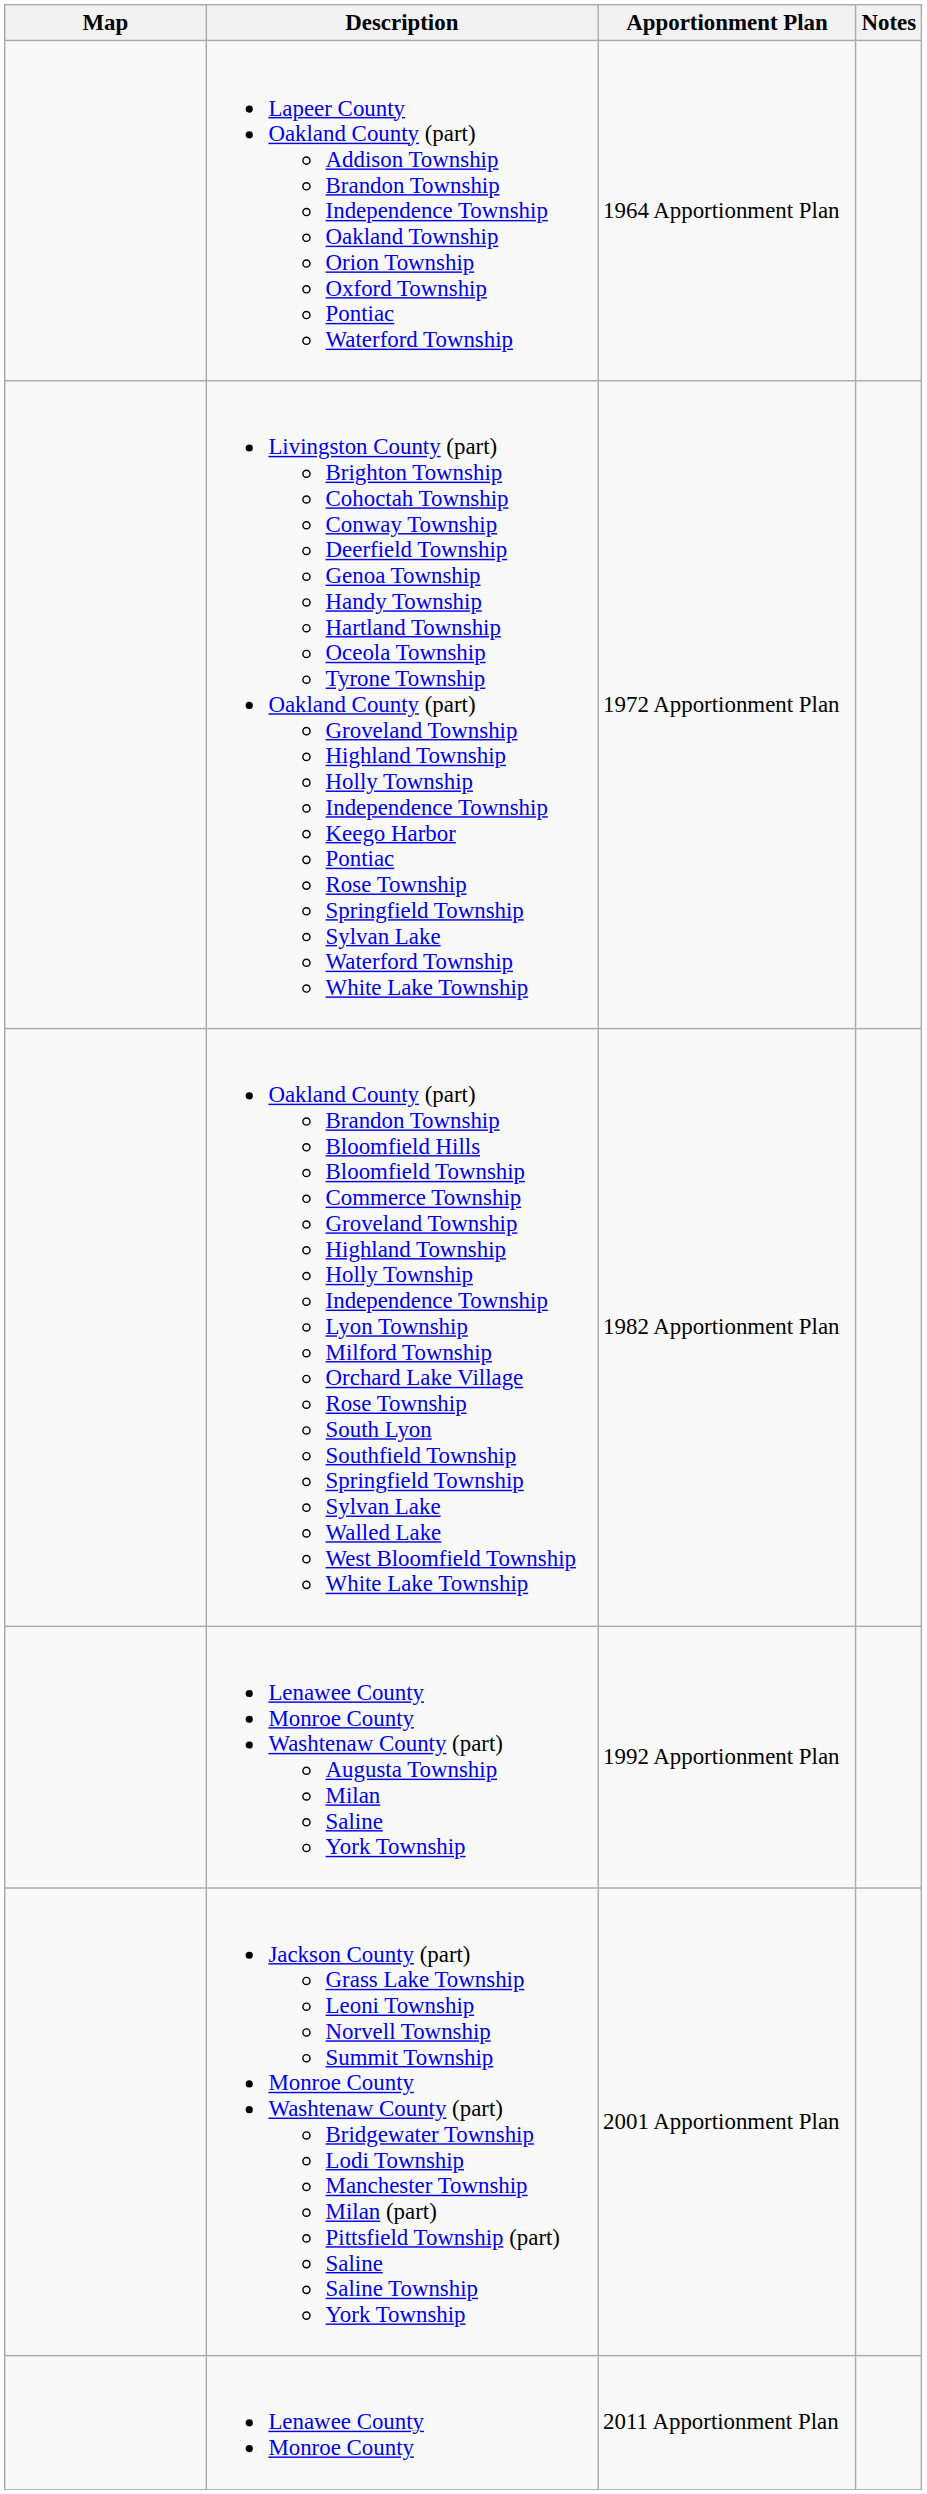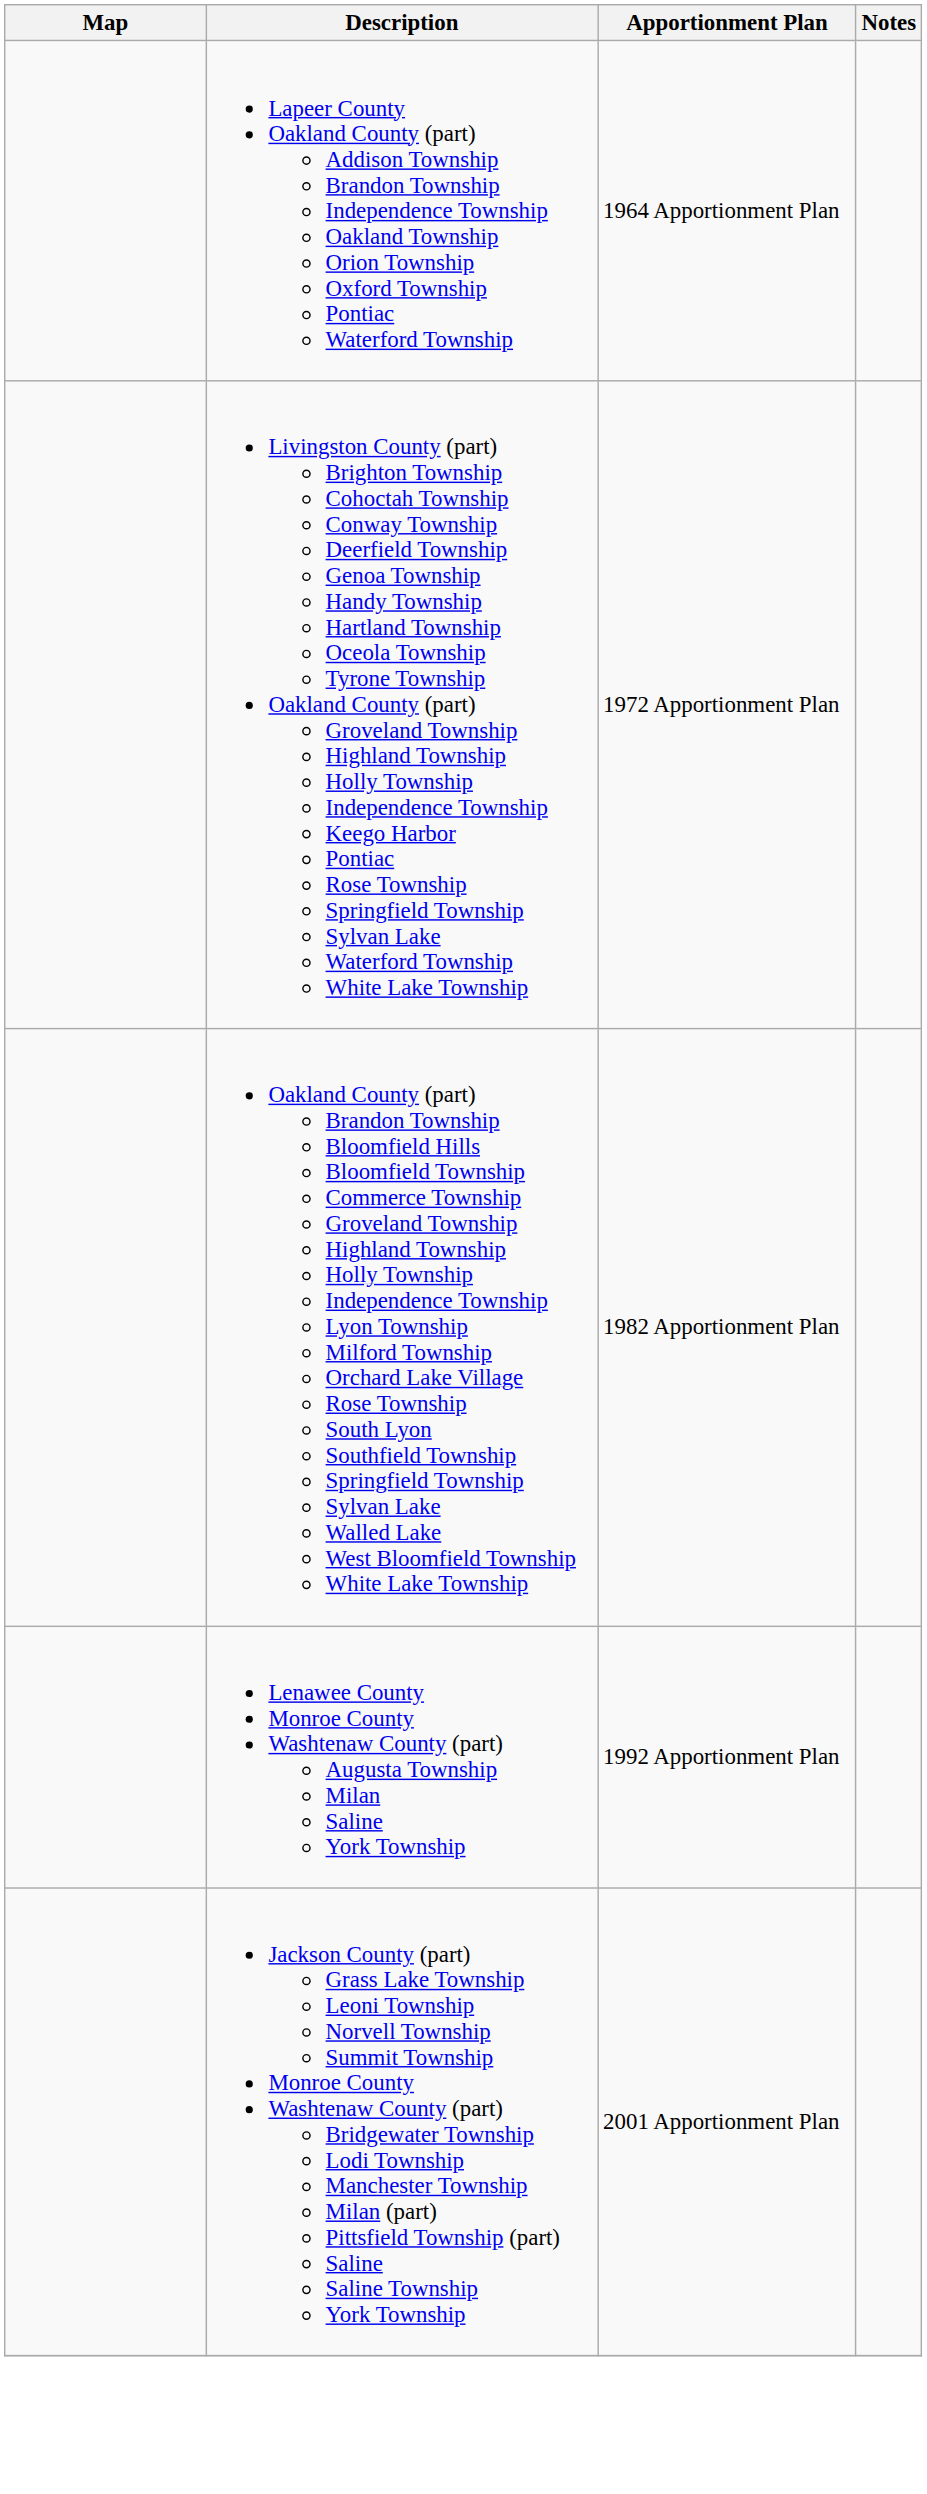- row: (402, 2436)
